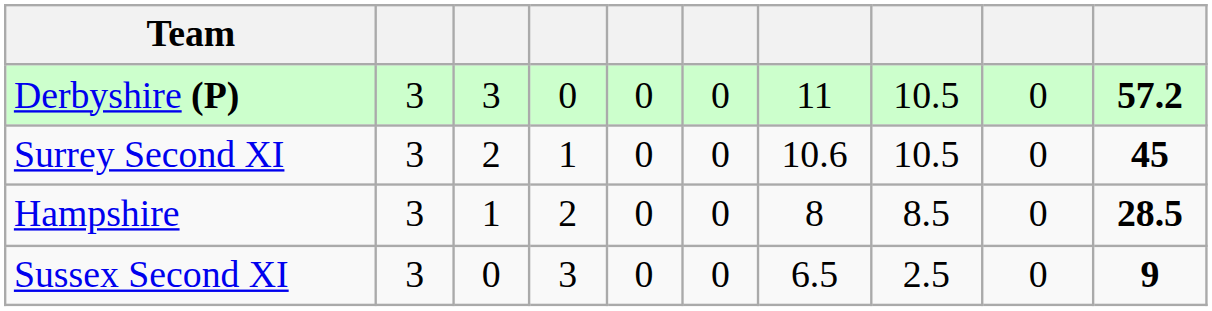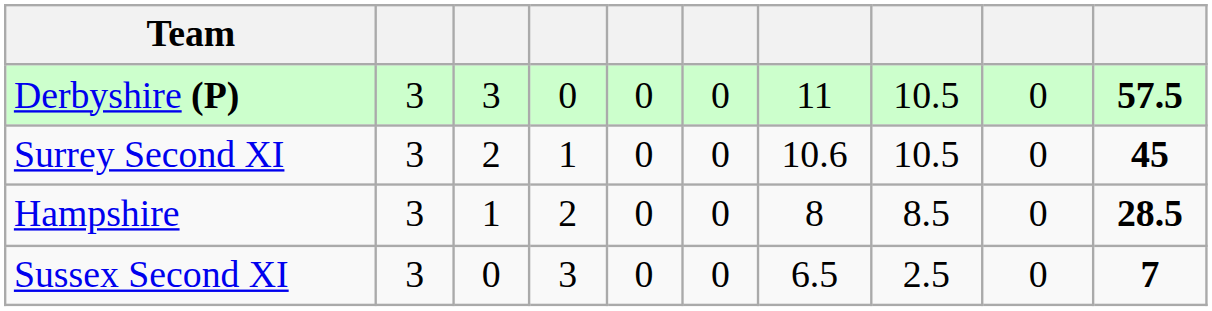(1150, 94) 57.2 -> (1150, 94) 57.5
(1150, 273) 9 -> (1150, 273) 7
